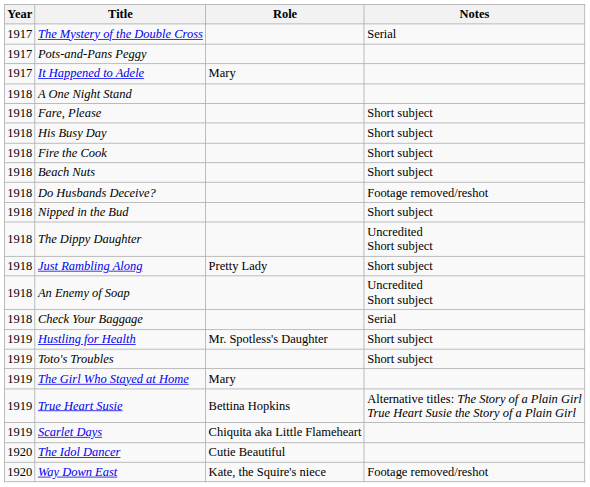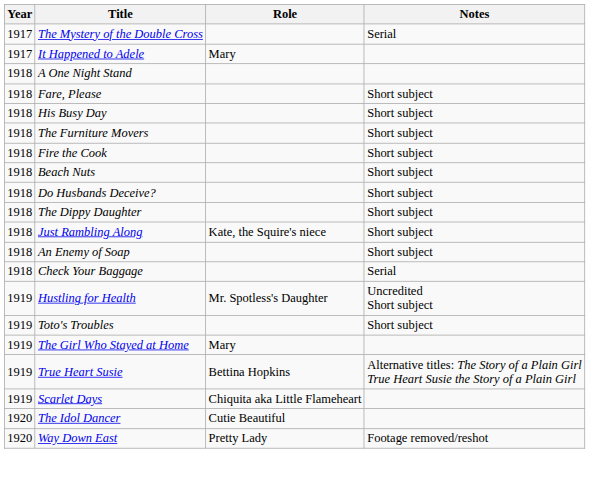- row: (92, 53)
+ row: (93, 133)
(428, 192) Footage removed/reshot -> (400, 192) Short subject
- row: (83, 212)
(400, 239) Uncredited Short subject -> (400, 212) Short subject
(238, 265) Pretty Lady -> (267, 232) Kate, the Squire's niece
(400, 292) Uncredited Short subject -> (400, 251) Short subject
(400, 339) Short subject -> (400, 298) Uncredited Short subject
(267, 472) Kate, the Squire's niece -> (238, 438) Pretty Lady
